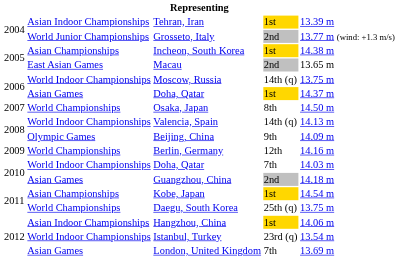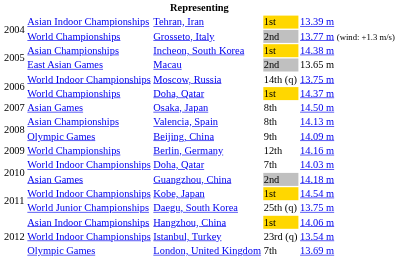(88, 36) World Junior Championships -> (74, 36) World Championships
(55, 93) Asian Games -> (74, 93) World Championships
(74, 108) World Championships -> (55, 108) Asian Games
(89, 122) World Indoor Championships -> (73, 122) Asian Championships
(280, 122) 14th (q) -> (270, 122) 8th
(73, 193) Asian Championships -> (89, 193) World Indoor Championships
(74, 208) World Championships -> (88, 208) World Junior Championships
(55, 251) Asian Games -> (61, 251) Olympic Games
